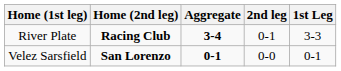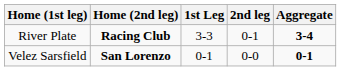columns swapped: (313, 14) <-> (212, 14)
